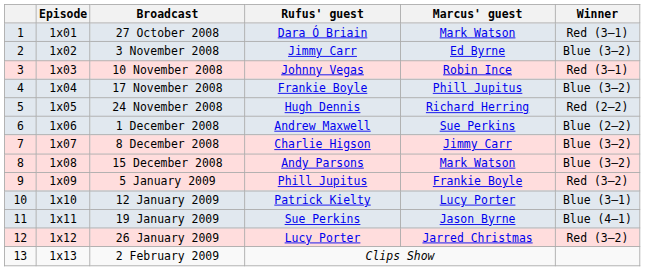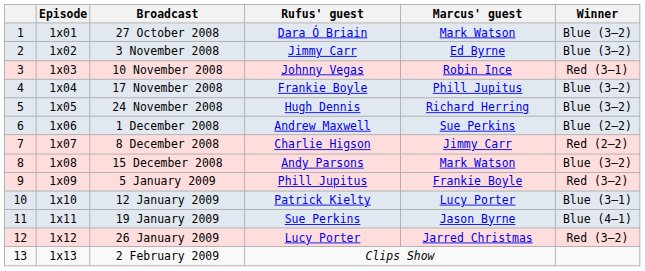(597, 32) Red (3–1) -> (597, 32) Blue (3–2)
(597, 107) Red (2–2) -> (597, 107) Blue (3–2)
(597, 144) Blue (3–2) -> (597, 144) Red (2–2)
